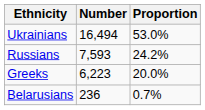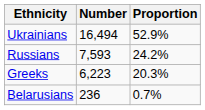(151, 34) 53.0% -> (151, 34) 52.9%
(151, 74) 20.0% -> (151, 74) 20.3%
